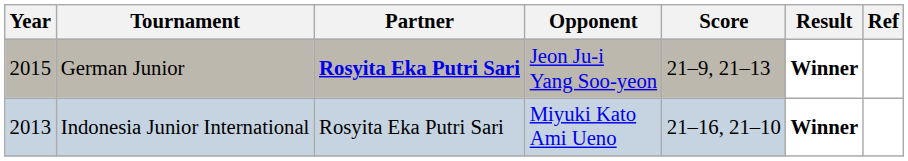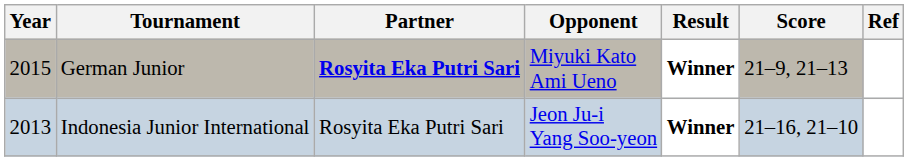columns swapped: (724, 21) <-> (824, 21)
(593, 68) Jeon Ju-i Yang Soo-yeon -> (583, 68) Miyuki Kato Ami Ueno
(583, 127) Miyuki Kato Ami Ueno -> (593, 127) Jeon Ju-i Yang Soo-yeon
